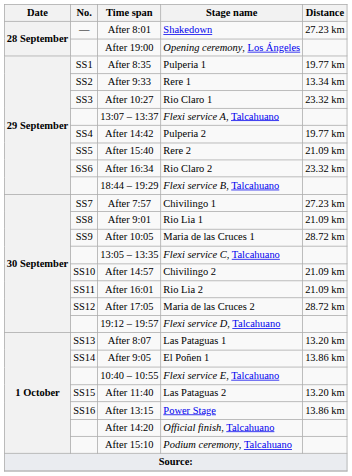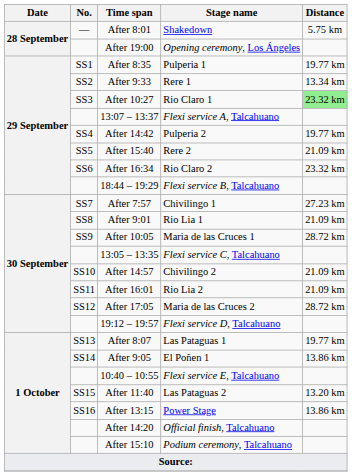(325, 30) 27.23 km -> (325, 30) 5.75 km
(325, 99) no background -> (325, 99) lightgreen background
(325, 340) 13.20 km -> (325, 340) 19.77 km
